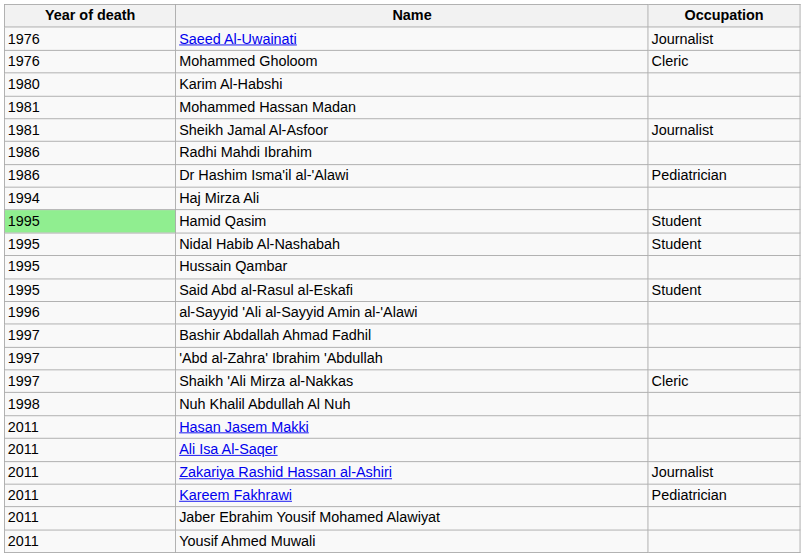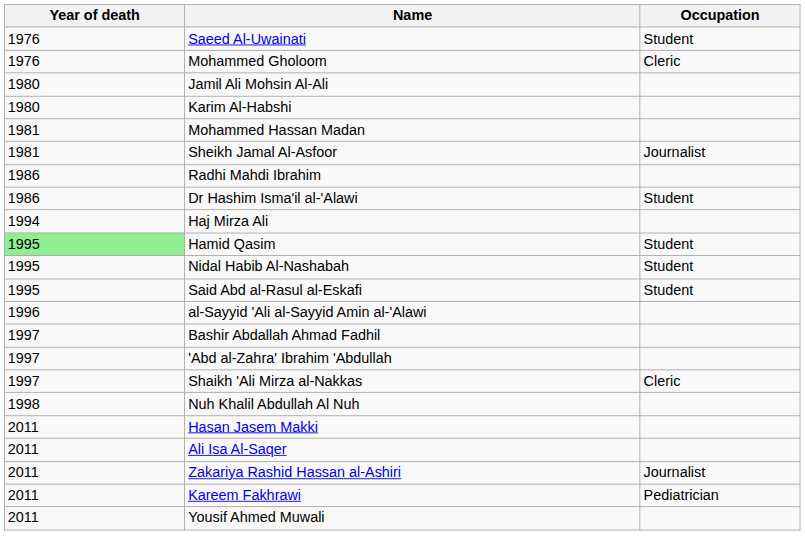(682, 38) Journalist -> (668, 38) Student
+ row: (258, 84)
(689, 175) Pediatrician -> (668, 198) Student
- row: (233, 267)
- row: (310, 518)
